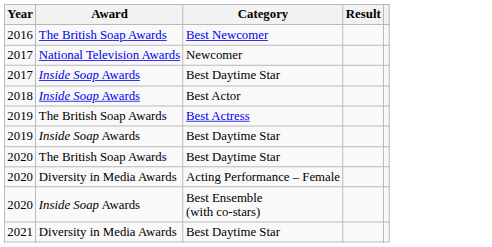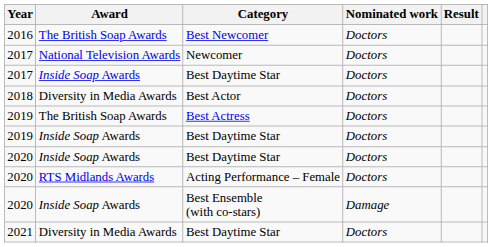+ column: (392, 14)
(89, 95) Inside Soap Awards -> (108, 95) Diversity in Media Awards
(103, 156) The British Soap Awards -> (89, 156) Inside Soap Awards
(108, 177) Diversity in Media Awards -> (97, 177) RTS Midlands Awards
